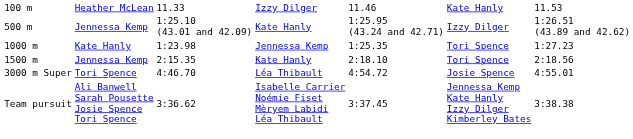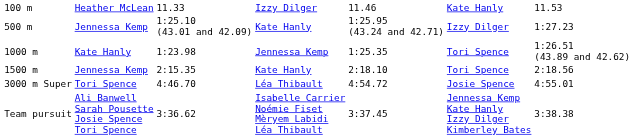(582, 27) 1:26.51 (43.89 and 42.62) -> (554, 27) 1:27.23
(554, 46) 1:27.23 -> (582, 51) 1:26.51 (43.89 and 42.62)
